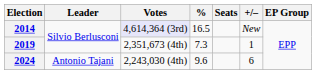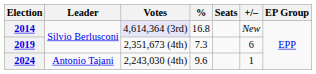(201, 28) 16.5 -> (201, 28) 16.8
(251, 45) 1 -> (251, 45) 6
(251, 61) 6 -> (251, 61) 1
